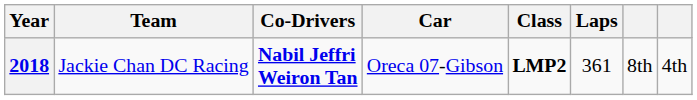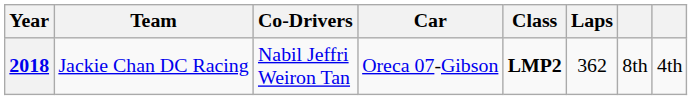(308, 65) bold -> (304, 65) normal
(597, 65) 361 -> (592, 65) 362
